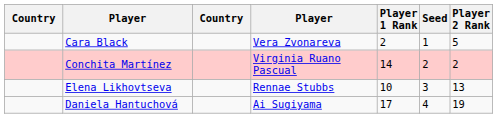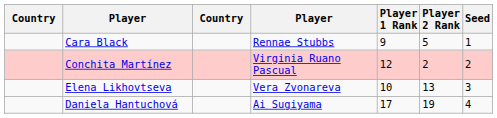columns swapped: (471, 19) <-> (435, 19)
(297, 42) Vera Zvonareva -> (294, 42) Rennae Stubbs
(383, 42) 2 -> (383, 42) 9
(386, 65) 14 -> (386, 65) 12
(294, 88) Rennae Stubbs -> (297, 88) Vera Zvonareva
